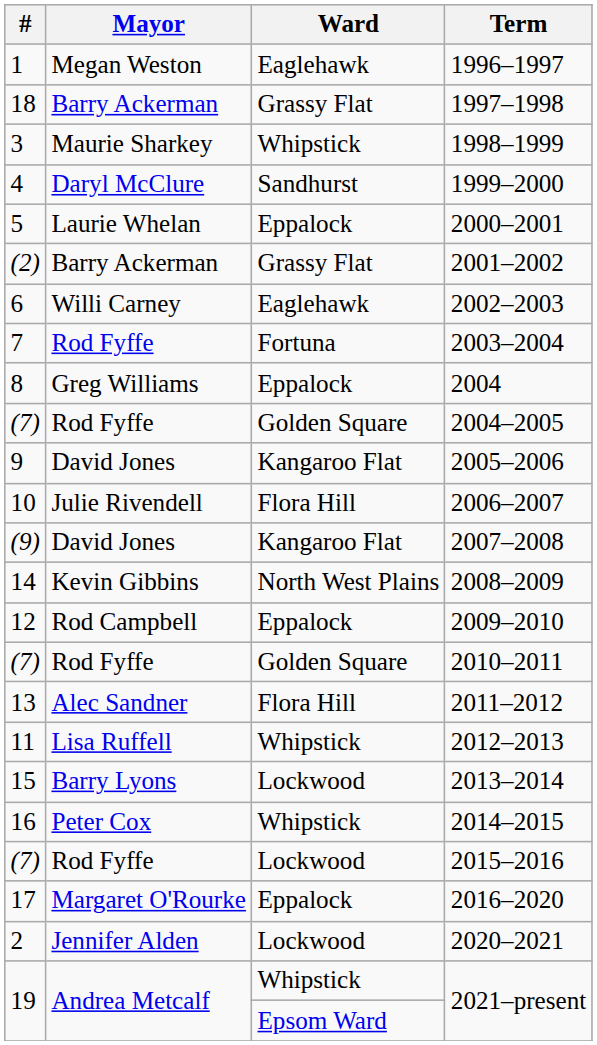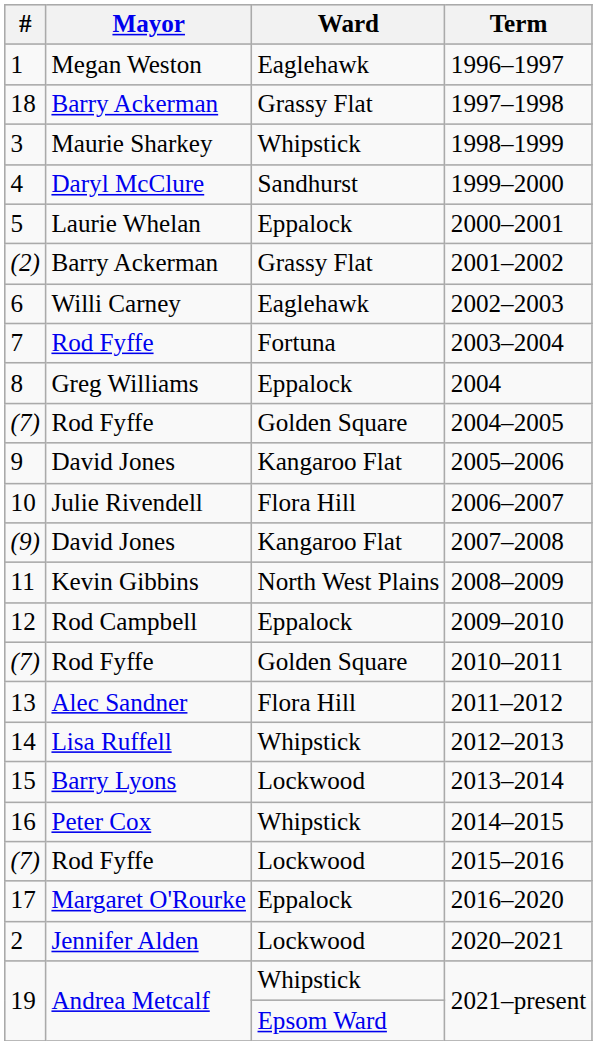(23, 582) 14 -> (23, 582) 11
(23, 741) 11 -> (23, 741) 14
